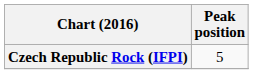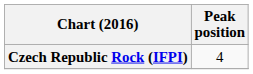(220, 56) 5 -> (220, 56) 4
